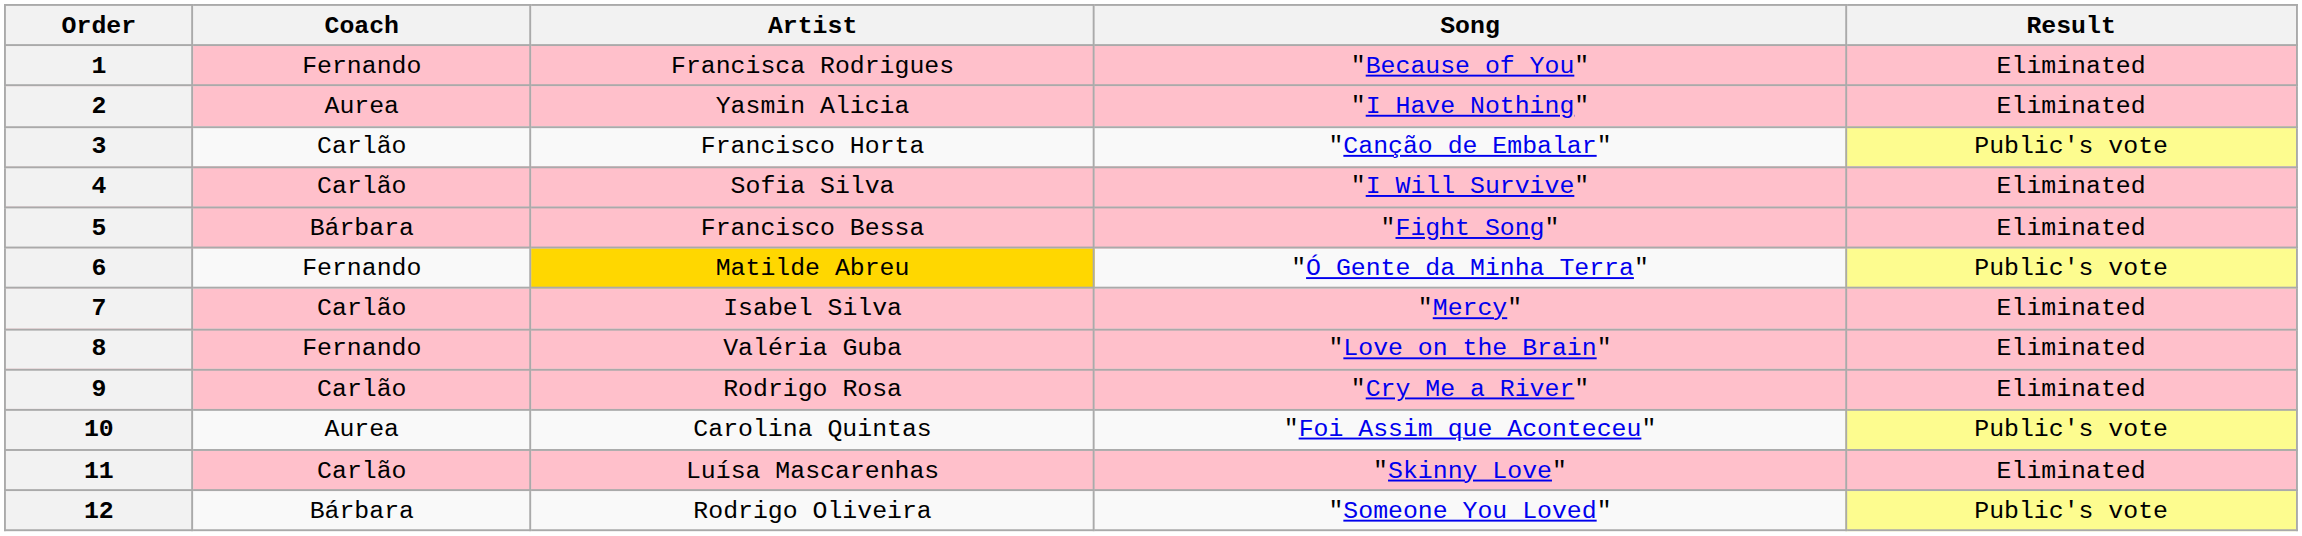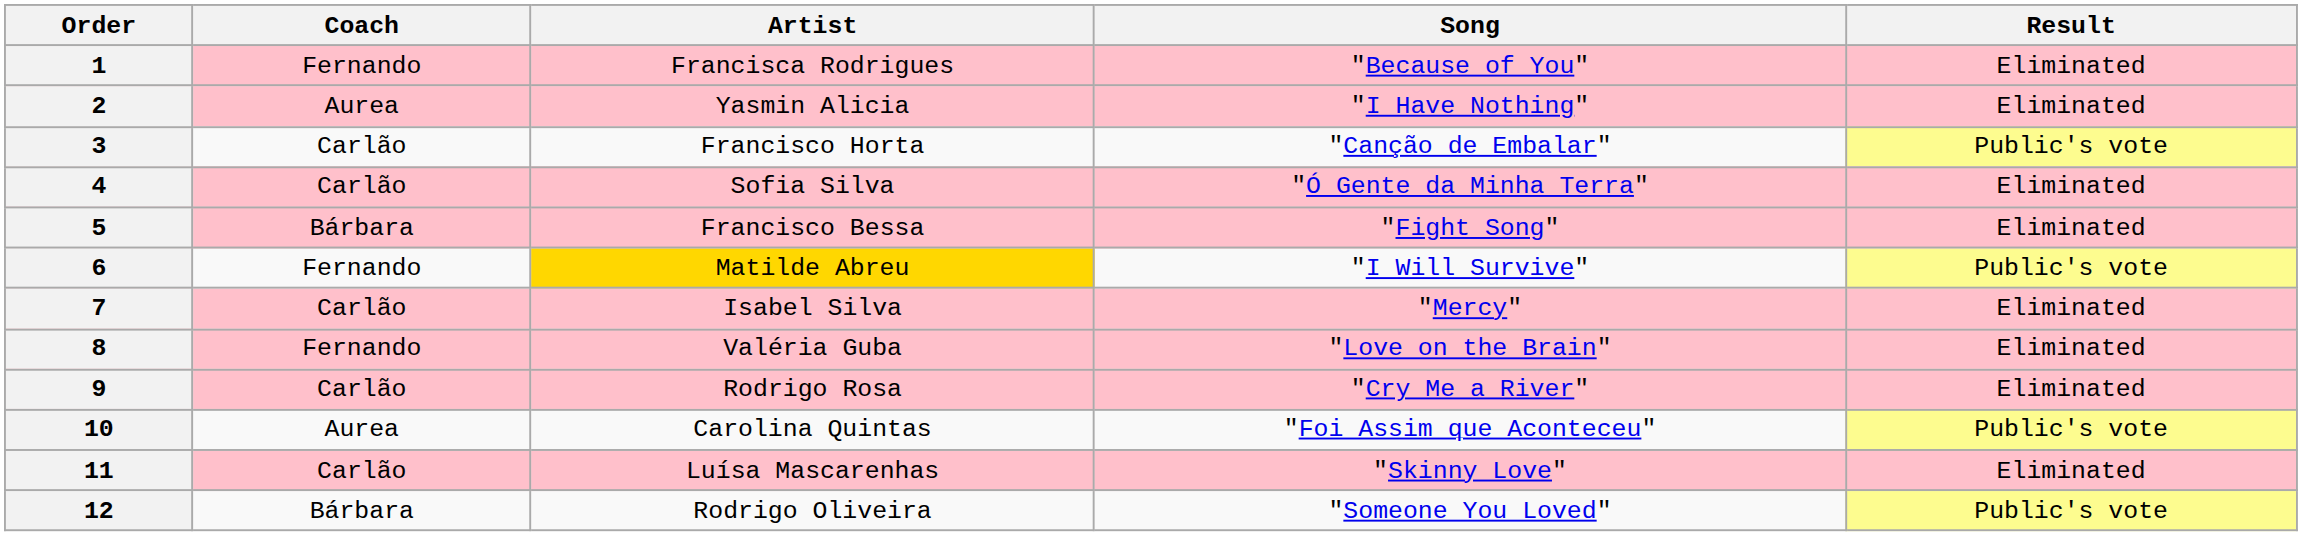(1470, 187) "I Will Survive" -> (1470, 187) "Ó Gente da Minha Terra"
(1470, 268) "Ó Gente da Minha Terra" -> (1470, 268) "I Will Survive"
